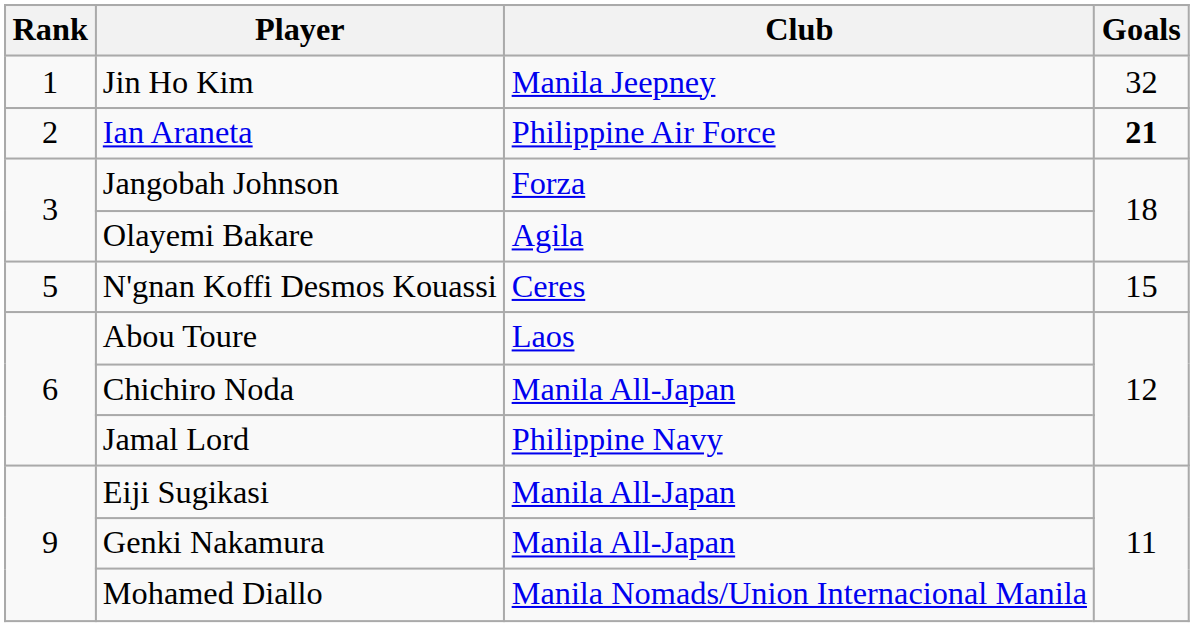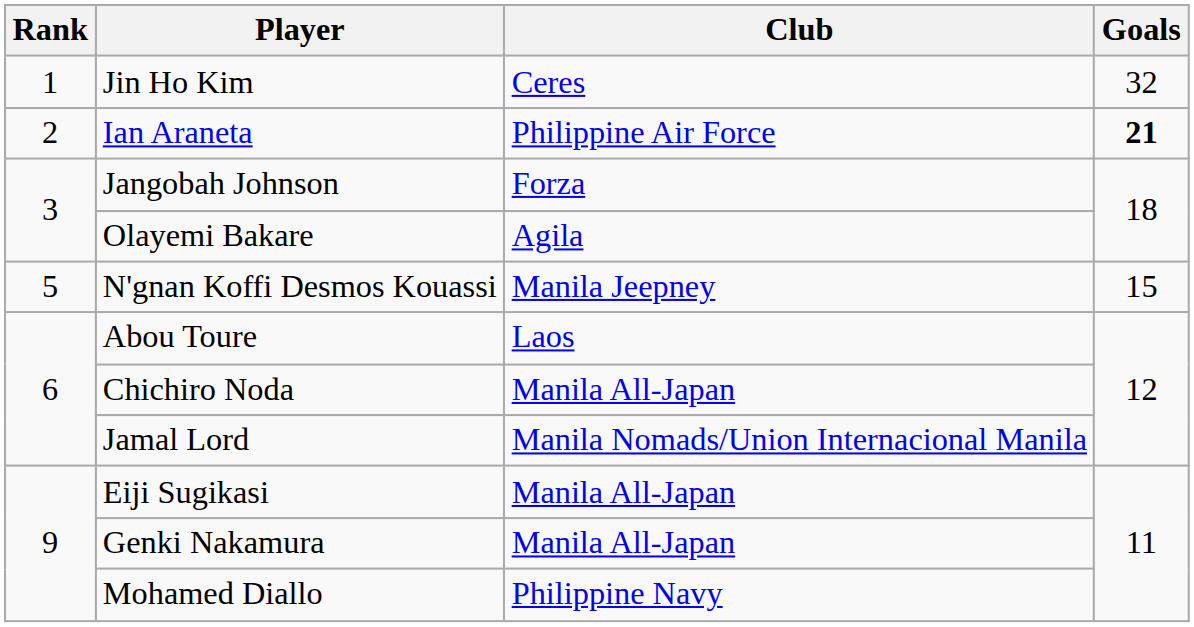(614, 81) Manila Jeepney -> (548, 81) Ceres
(548, 286) Ceres -> (614, 286) Manila Jeepney
(617, 440) Philippine Navy -> (799, 440) Manila Nomads/Union Internacional Manila
(799, 593) Manila Nomads/Union Internacional Manila -> (617, 593) Philippine Navy
